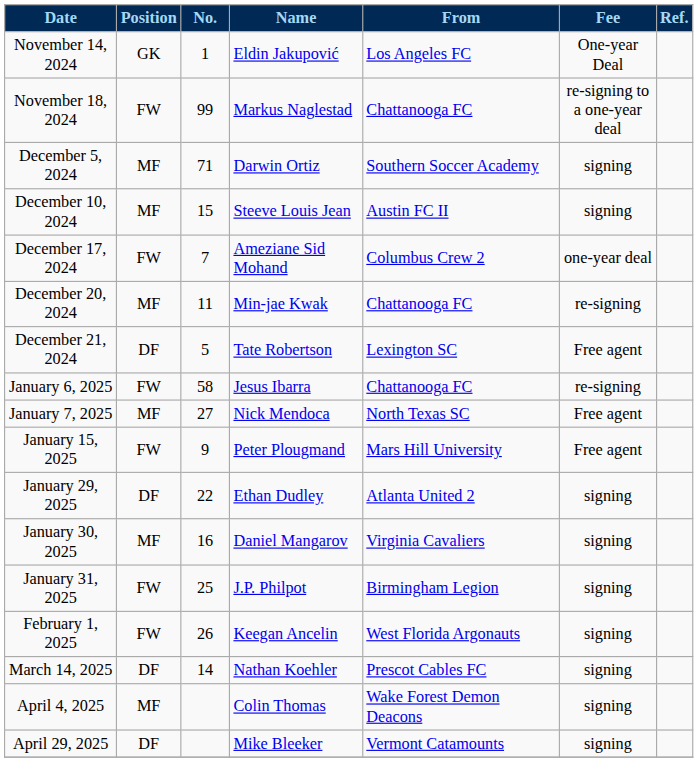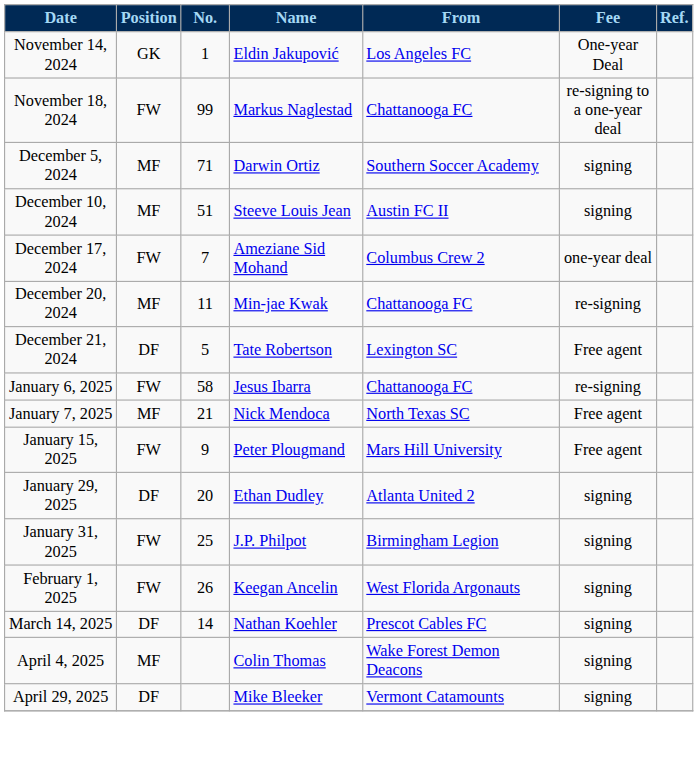(205, 212) 15 -> (205, 212) 51
(205, 413) 27 -> (205, 413) 21
(205, 496) 22 -> (205, 496) 20
- row: (61, 542)
